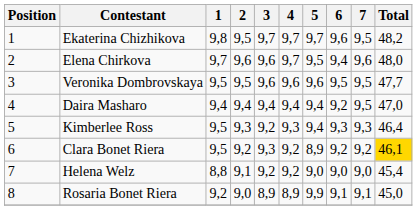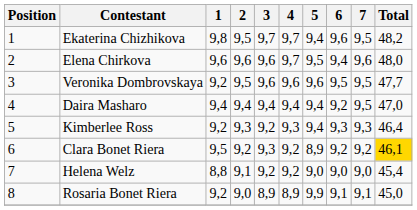(315, 37) 9,7 -> (315, 37) 9,4
(218, 60) 9,7 -> (218, 60) 9,6
(218, 82) 9,5 -> (218, 82) 9,2
(218, 127) 9,5 -> (218, 127) 9,2
